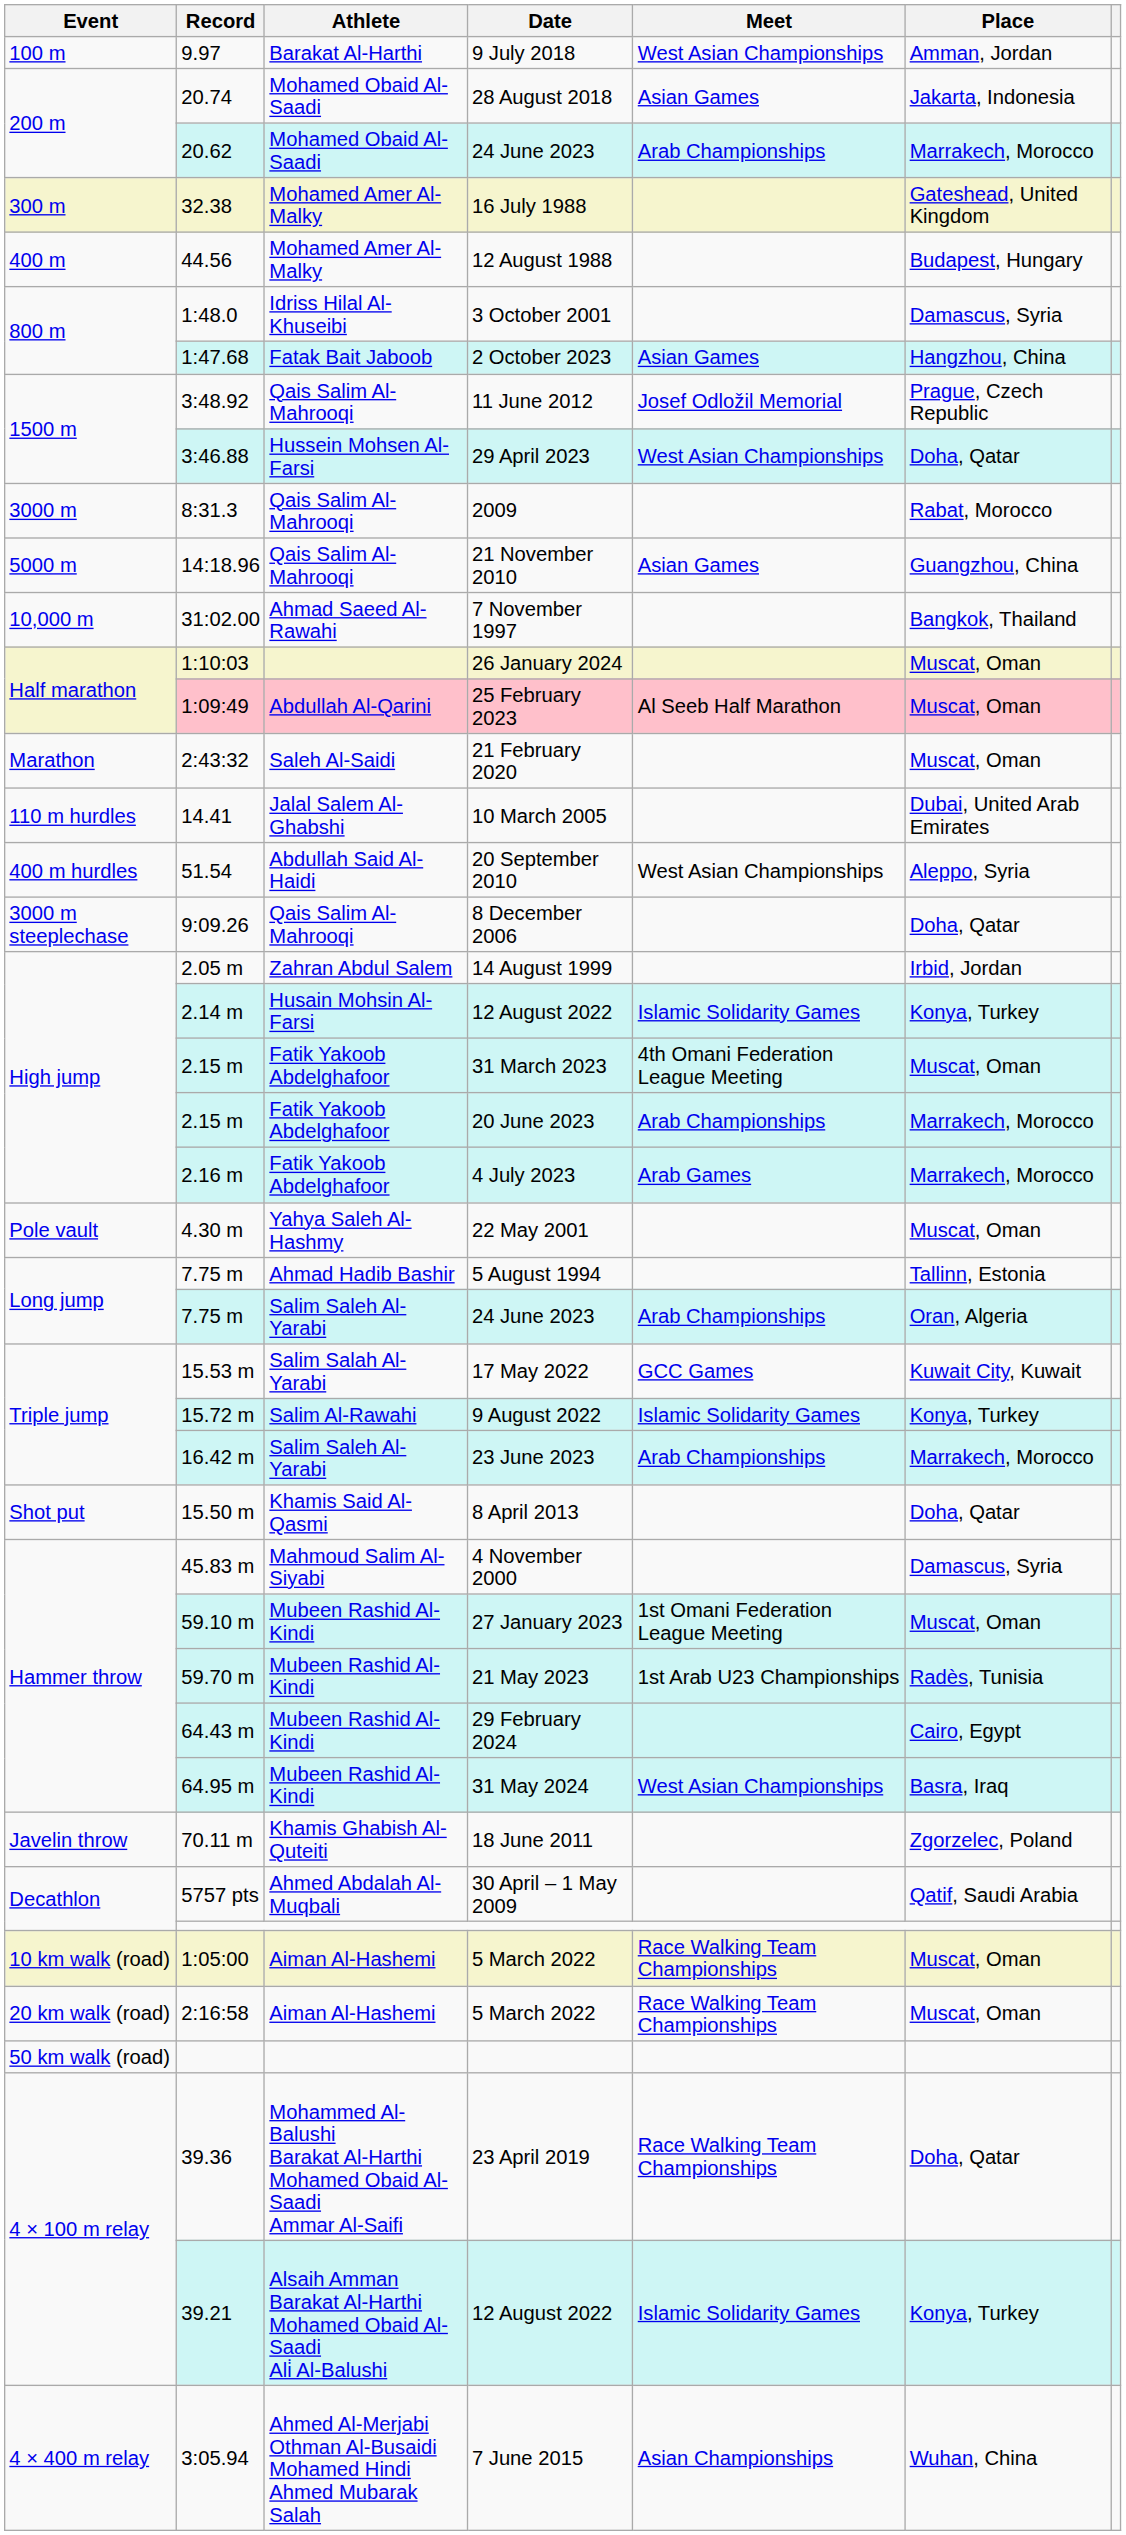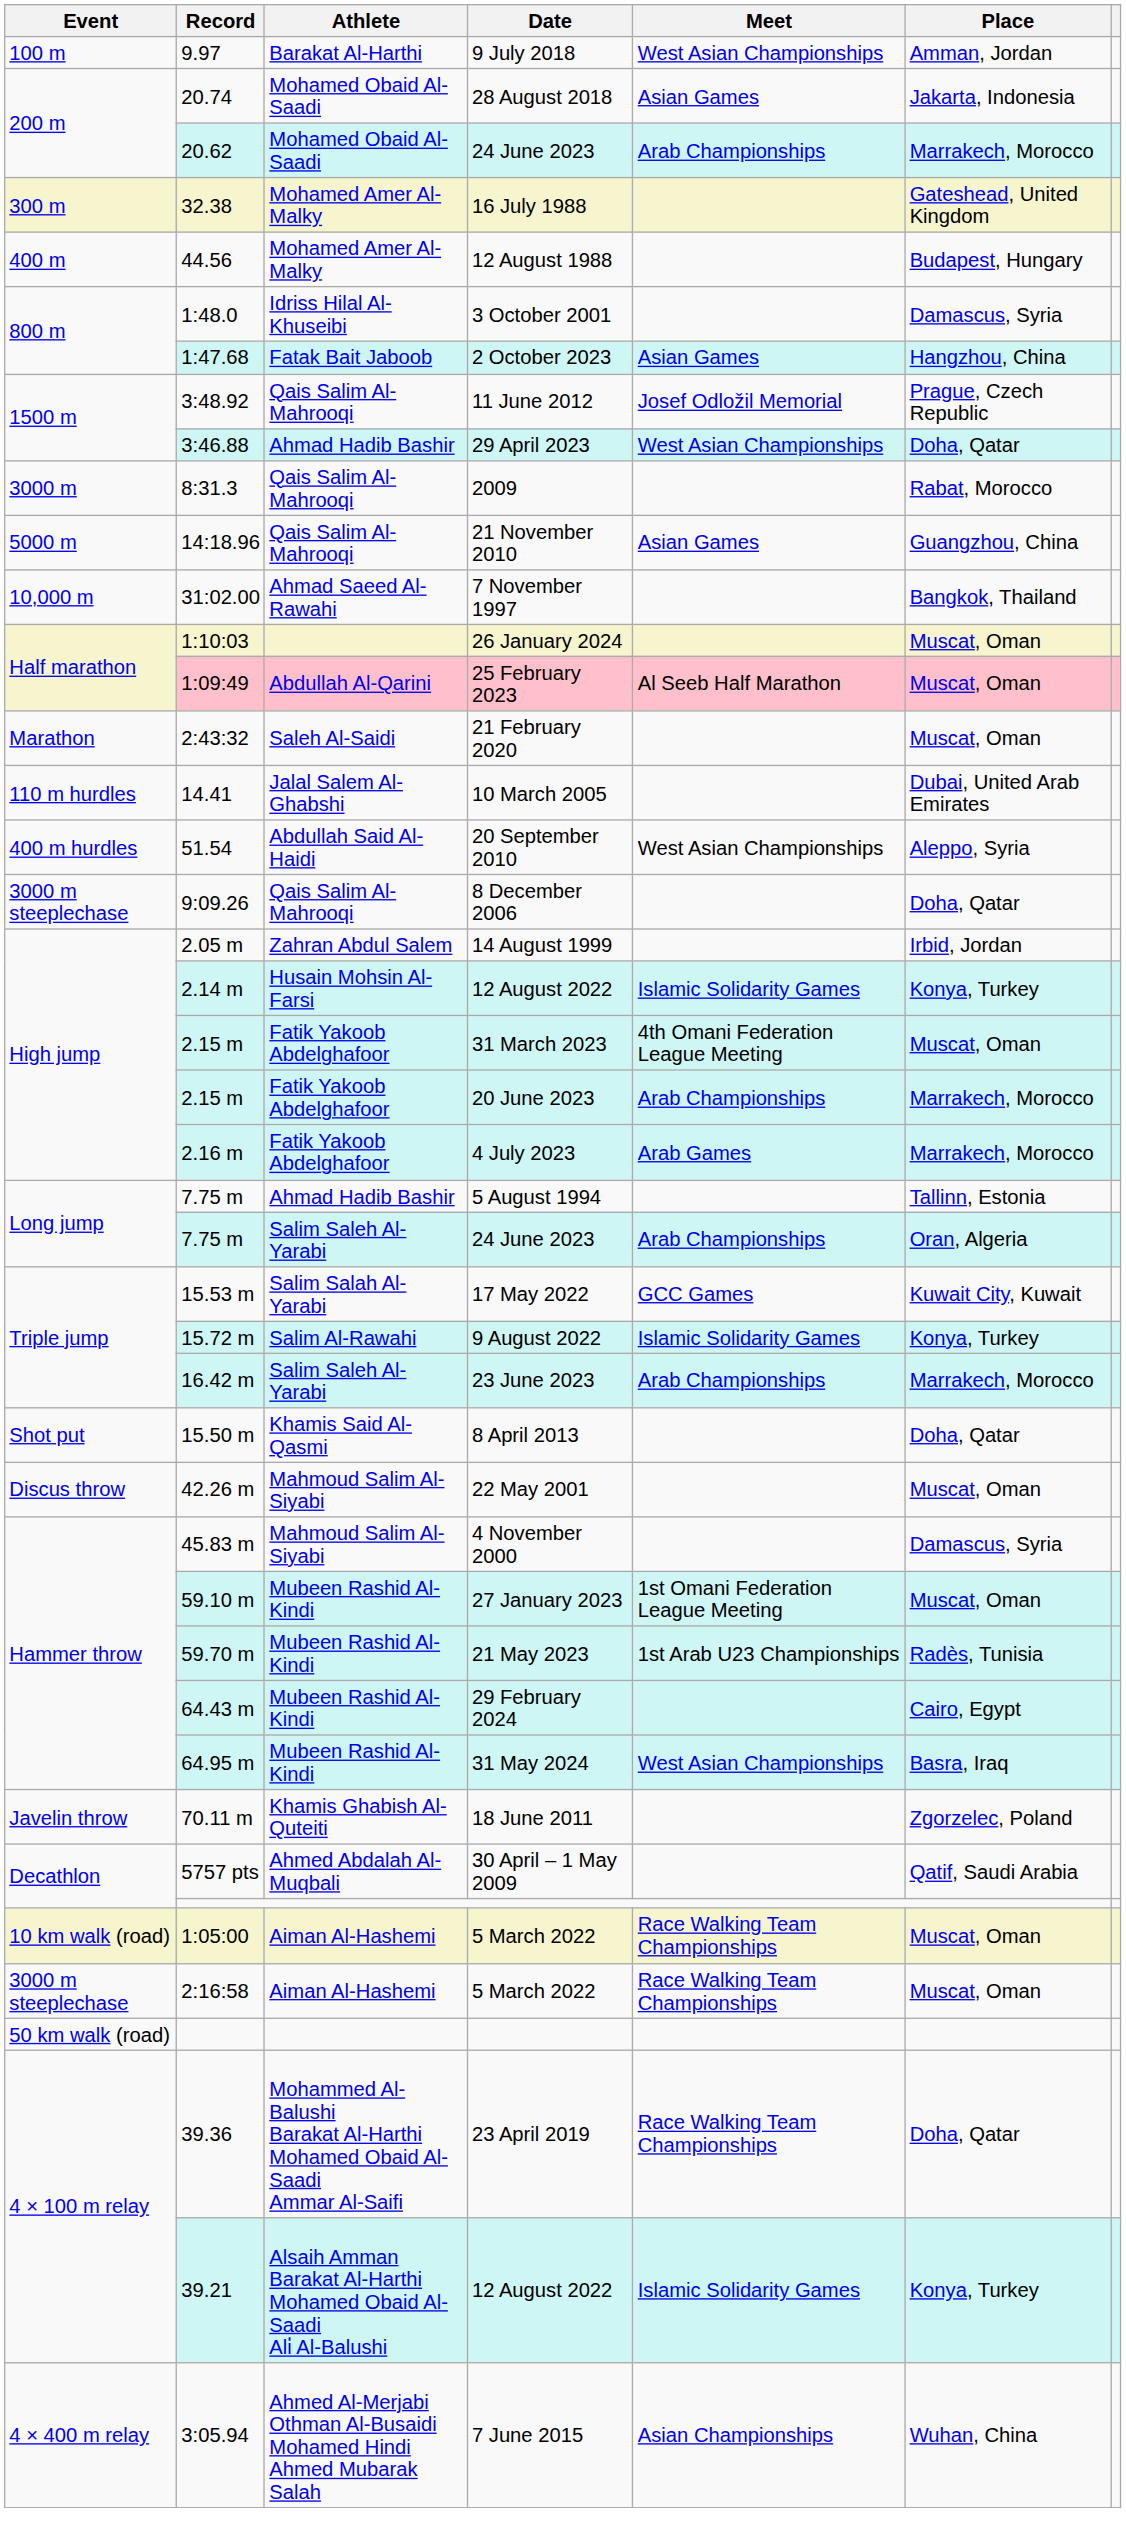(359, 456) Hussein Mohsen Al-Farsi -> (362, 445) Ahmad Hadib Bashir
- row: (212, 1230)
+ row: (218, 1490)
(90, 2013) 20 km walk (road) -> (69, 1991) 3000 m steeplechase
